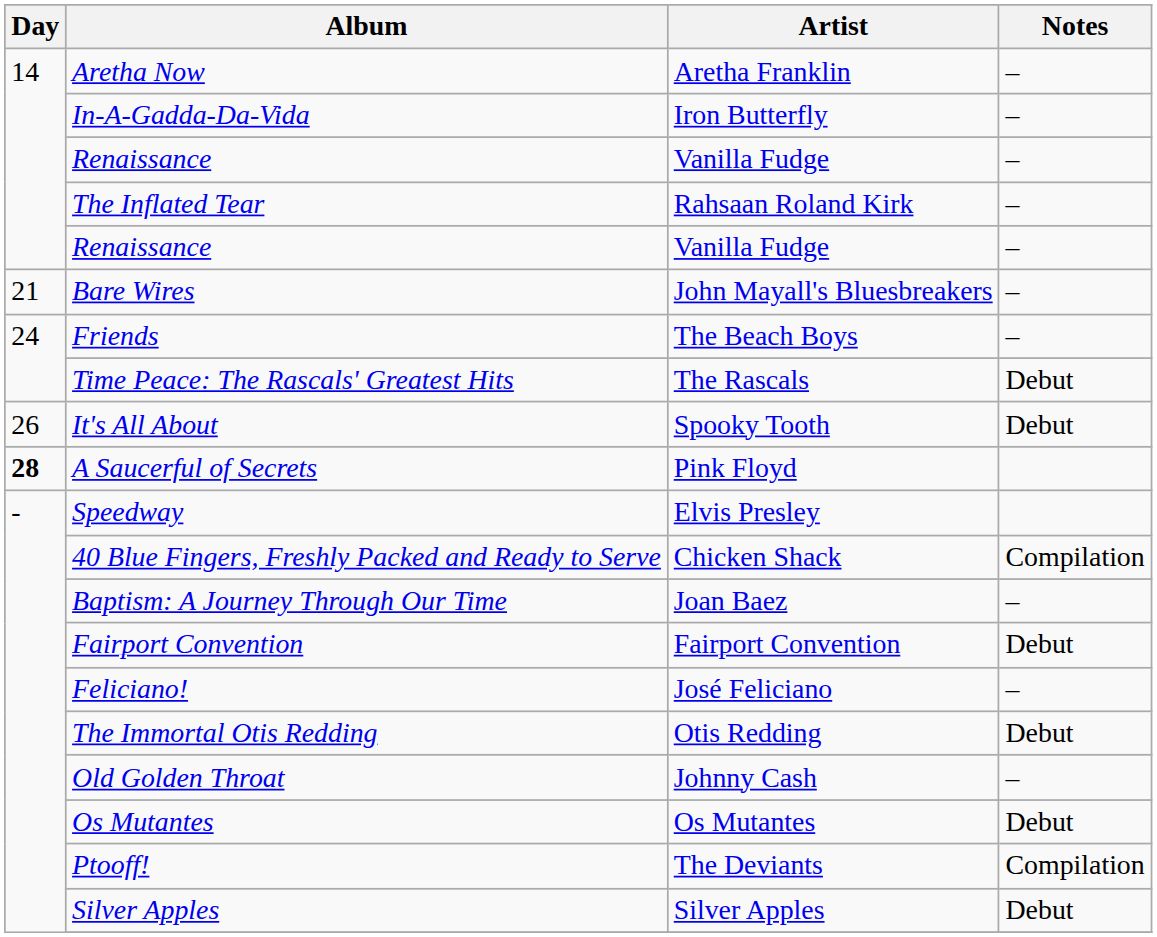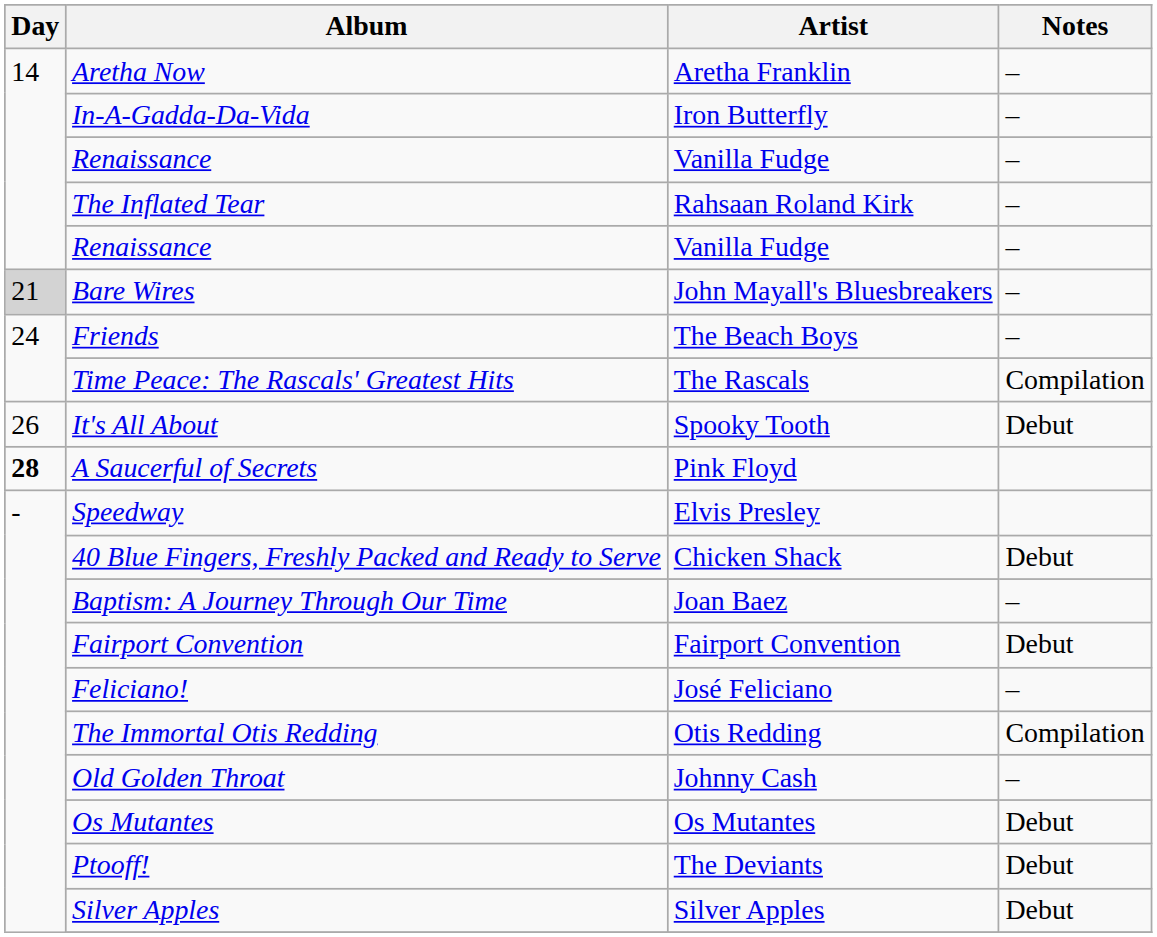(25, 291) no background -> (25, 291) lightgrey background
(1040, 379) Debut -> (1075, 379) Compilation
(1075, 556) Compilation -> (1040, 556) Debut
(1040, 733) Debut -> (1075, 733) Compilation
(1075, 865) Compilation -> (1040, 865) Debut
